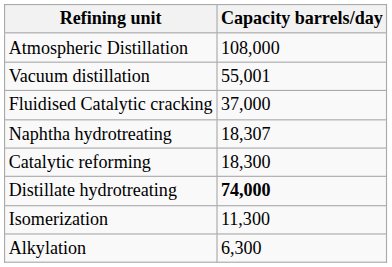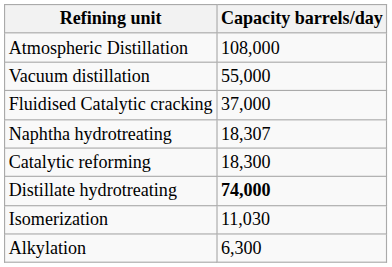(246, 76) 55,001 -> (246, 76) 55,000
(245, 219) 11,300 -> (245, 219) 11,030
